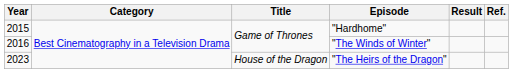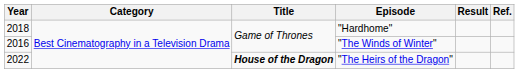(18, 28) 2015 -> (18, 28) 2018
(18, 60) 2023 -> (18, 60) 2022
(281, 60) normal -> (284, 60) bold
